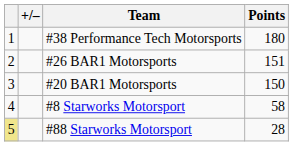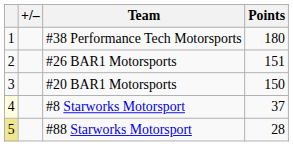(11, 107) no background -> (11, 107) lightyellow background
(278, 107) 58 -> (278, 107) 37
